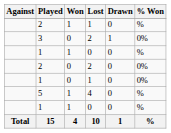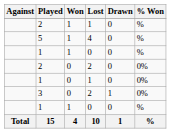rows swapped: (40, 38) <-> (40, 93)
